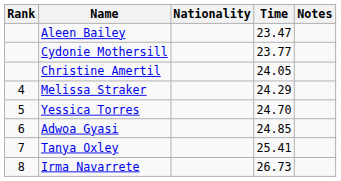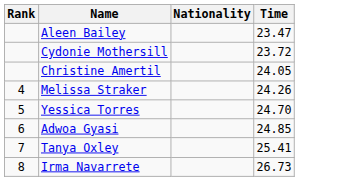- column: (315, 14)
(274, 52) 23.77 -> (274, 52) 23.72
(274, 90) 24.29 -> (274, 90) 24.26
